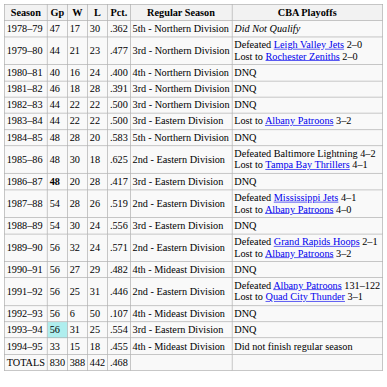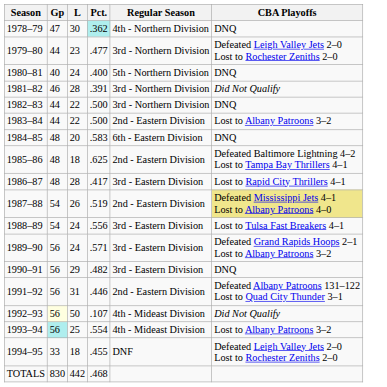- column: (77, 12)
(119, 28) no background -> (99, 28) paleturquoise background
(181, 28) 5th - Northern Division -> (161, 28) 4th - Northern Division
(267, 28) Did Not Qualify -> (225, 28) DNQ
(181, 72) 4th - Northern Division -> (161, 72) 5th - Northern Division
(245, 89) DNQ -> (247, 89) Did Not Qualify
(178, 121) 3rd - Eastern Division -> (159, 121) 2nd - Eastern Division
(181, 137) 5th - Northern Division -> (158, 137) 6th - Eastern Division
(55, 181) bold -> (55, 181) normal
(245, 181) DNQ -> (280, 181) Lost to Rapid City Thrillers 4–1
(295, 203) no background -> (275, 203) khaki background
(245, 225) DNQ -> (279, 225) Lost to Tulsa Fast Breakers 4–1
(179, 247) 2nd - Eastern Division -> (158, 247) 3rd - Eastern Division
(179, 269) 4th - Mideast Division -> (158, 269) 3rd - Eastern Division
(55, 313) no background -> (55, 313) lightyellow background
(245, 313) DNQ -> (247, 313) Did Not Qualify
(178, 330) 3rd - Eastern Division -> (159, 330) 4th - Mideast Division
(245, 330) DNQ -> (273, 330) Lost to Albany Patroons 3–2
(179, 346) 4th - Mideast Division -> (123, 352) DNF
(293, 346) Did not finish regular season -> (278, 352) Defeated Leigh Valley Jets 2–0 Lost to Rochester Zeniths 2–0
